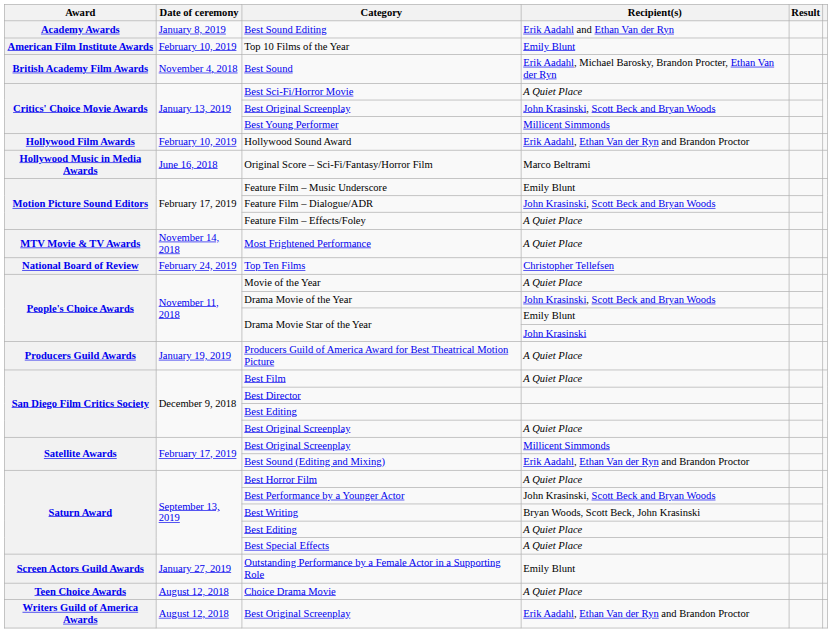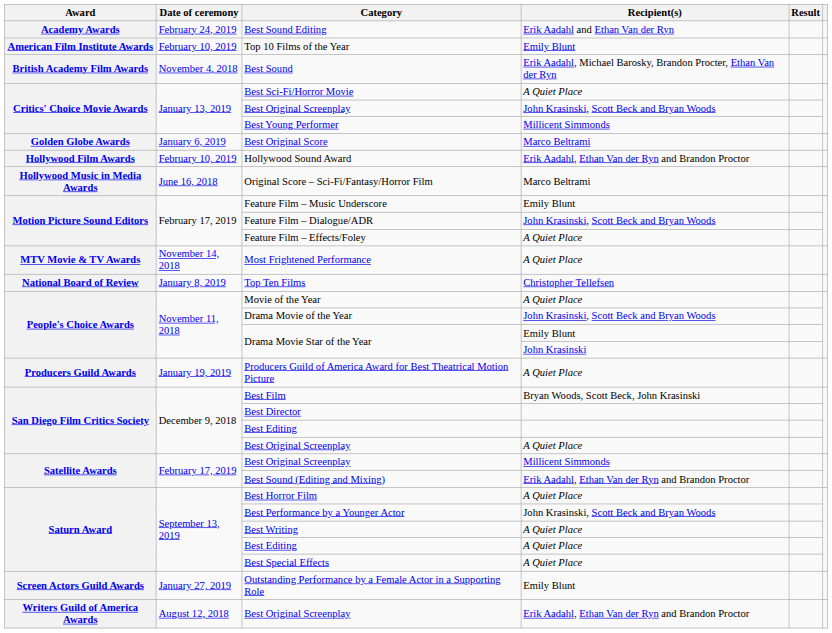(192, 29) January 8, 2019 -> (198, 29) February 24, 2019
+ row: (80, 141)
(198, 266) February 24, 2019 -> (192, 282) January 8, 2019
(553, 378) A Quiet Place -> (612, 395) Bryan Woods, Scott Beck, John Krasinski
(612, 512) Bryan Woods, Scott Beck, John Krasinski -> (553, 529) A Quiet Place
- row: (80, 591)
